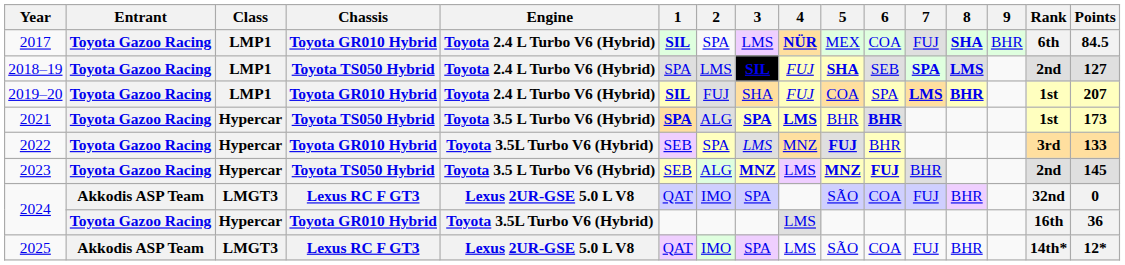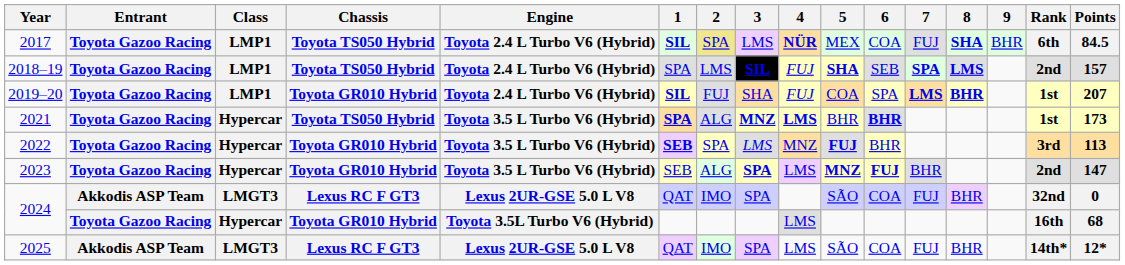(363, 42) Toyota GR010 Hybrid -> (363, 42) Toyota TS050 Hybrid
(716, 42) no background -> (716, 42) khaki background
(1095, 68) 127 -> (1095, 68) 157
(757, 119) SPA -> (757, 119) MNZ
(550, 144) Toyota 3.5L Turbo V6 (Hybrid) -> (550, 144) Toyota 3.5 L Turbo V6 (Hybrid)
(678, 144) normal -> (678, 144) bold
(1095, 144) 133 -> (1095, 144) 113
(363, 170) Toyota TS050 Hybrid -> (363, 170) Toyota GR010 Hybrid
(757, 170) MNZ -> (757, 170) SPA
(1095, 170) 145 -> (1095, 170) 147
(1095, 221) 36 -> (1095, 221) 68
